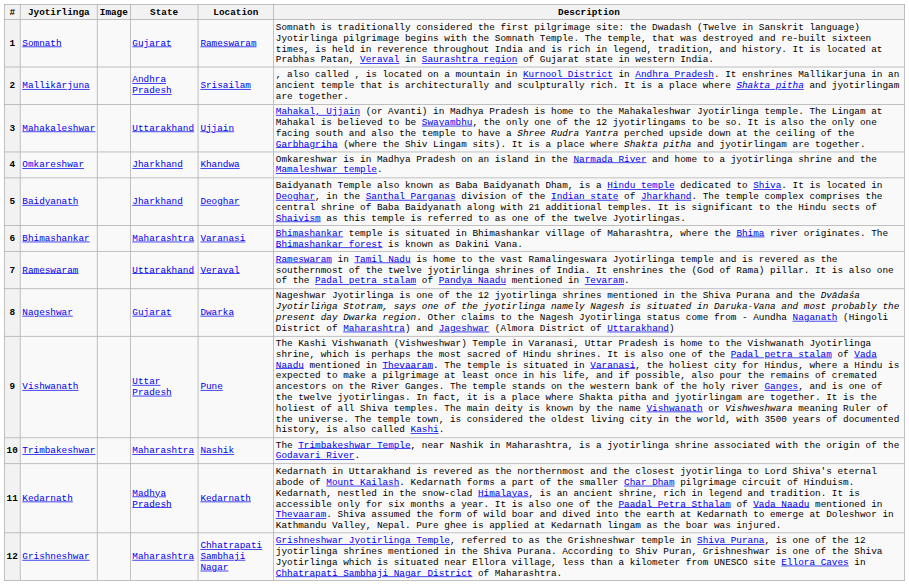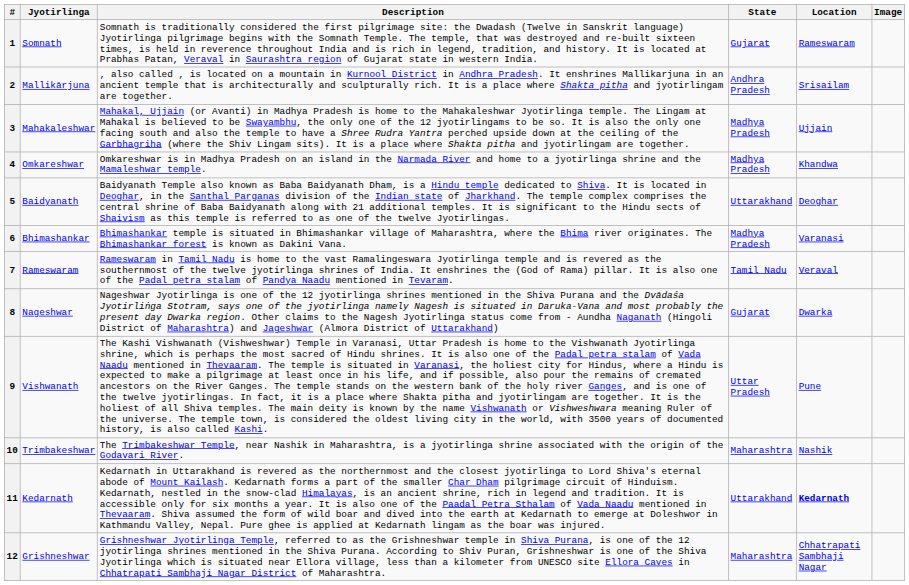columns swapped: (114, 12) <-> (589, 12)
(163, 128) Uttarakhand -> (750, 128) Madhya Pradesh
(158, 165) Jharkhand -> (750, 165) Madhya Pradesh
(158, 202) Jharkhand -> (761, 202) Uttarakhand
(163, 239) Maharashtra -> (750, 239) Madhya Pradesh
(163, 270) Uttarakhand -> (759, 270) Tamil Nadu
(152, 498) Madhya Pradesh -> (761, 498) Uttarakhand
(226, 498) normal -> (824, 498) bold
